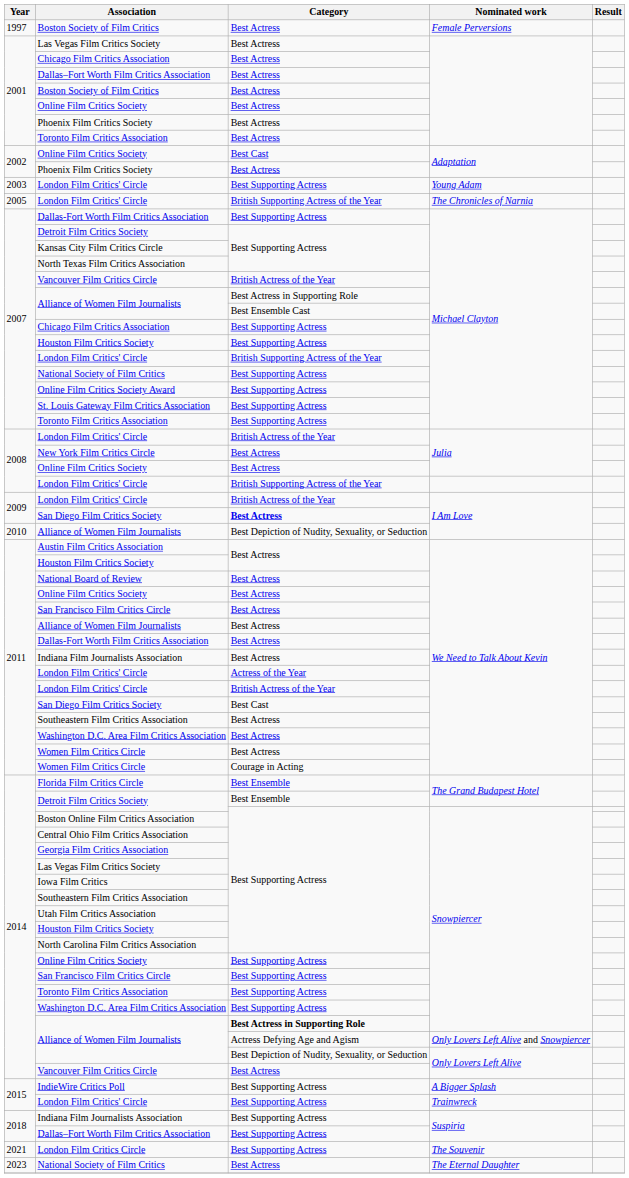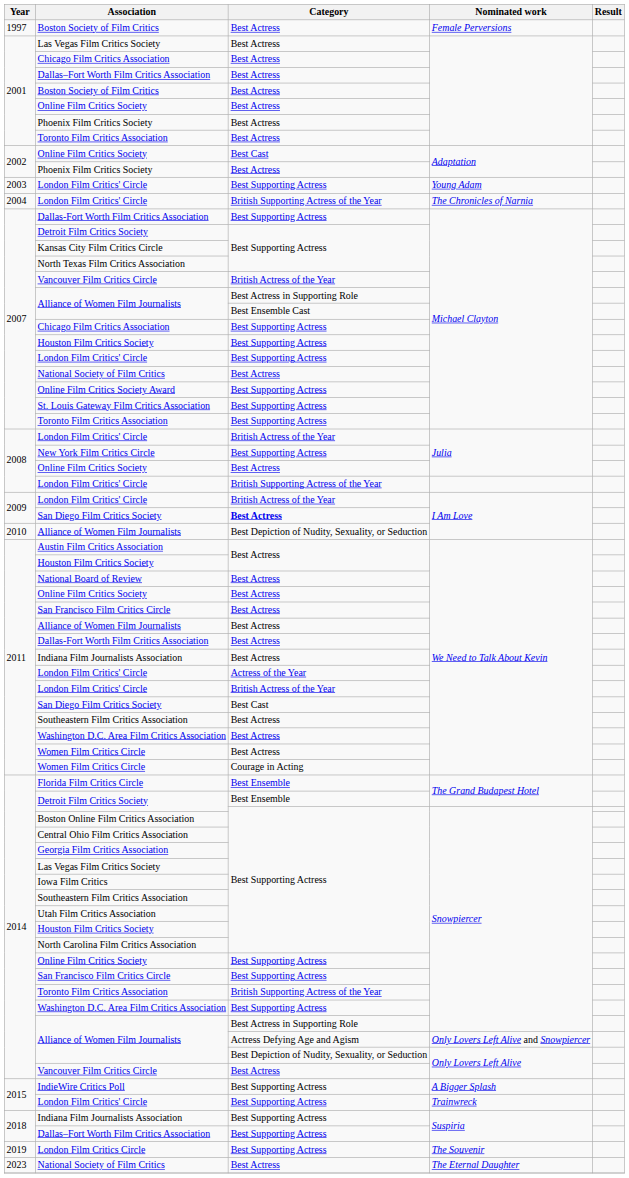(17, 201) 2005 -> (17, 201) 2004
(306, 358) British Supporting Actress of the Year -> (279, 358) Best Supporting Actress
(279, 374) Best Supporting Actress -> (255, 374) Best Actress
(255, 452) Best Actress -> (279, 452) Best Supporting Actress
(279, 992) Best Supporting Actress -> (306, 992) British Supporting Actress of the Year
(298, 1023) bold -> (294, 1023) normal
(17, 1149) 2021 -> (17, 1149) 2019
